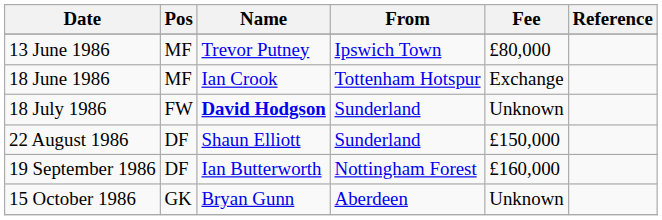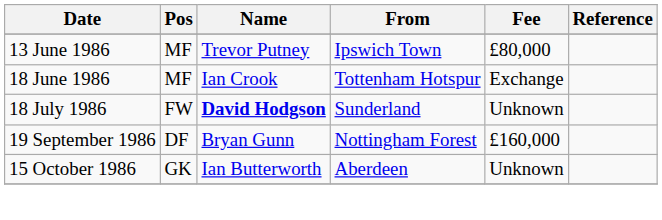- row: (69, 139)
(262, 169) Ian Butterworth -> (248, 139) Bryan Gunn
(248, 199) Bryan Gunn -> (262, 169) Ian Butterworth
